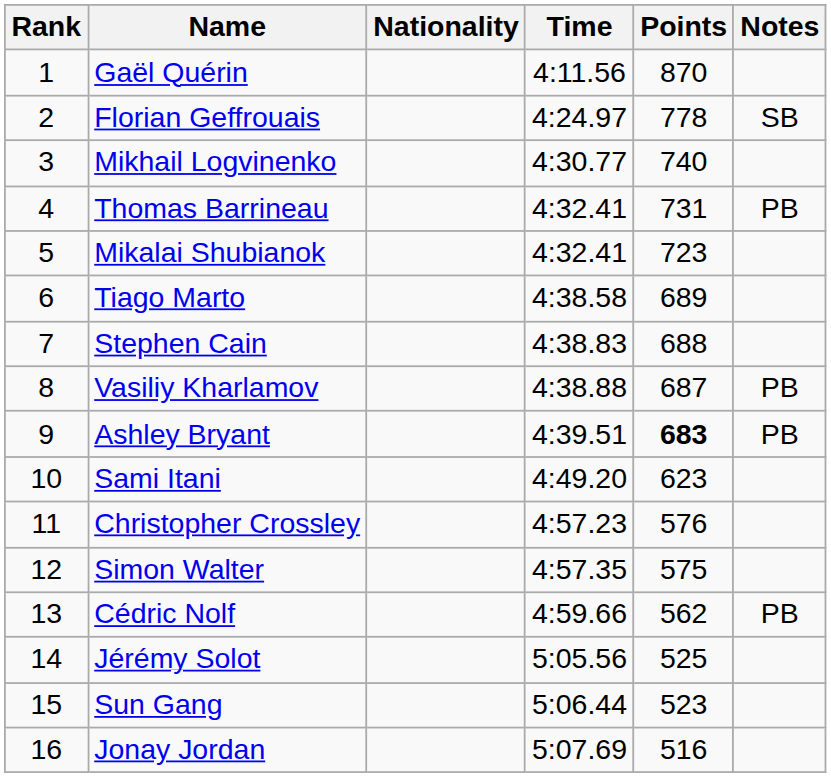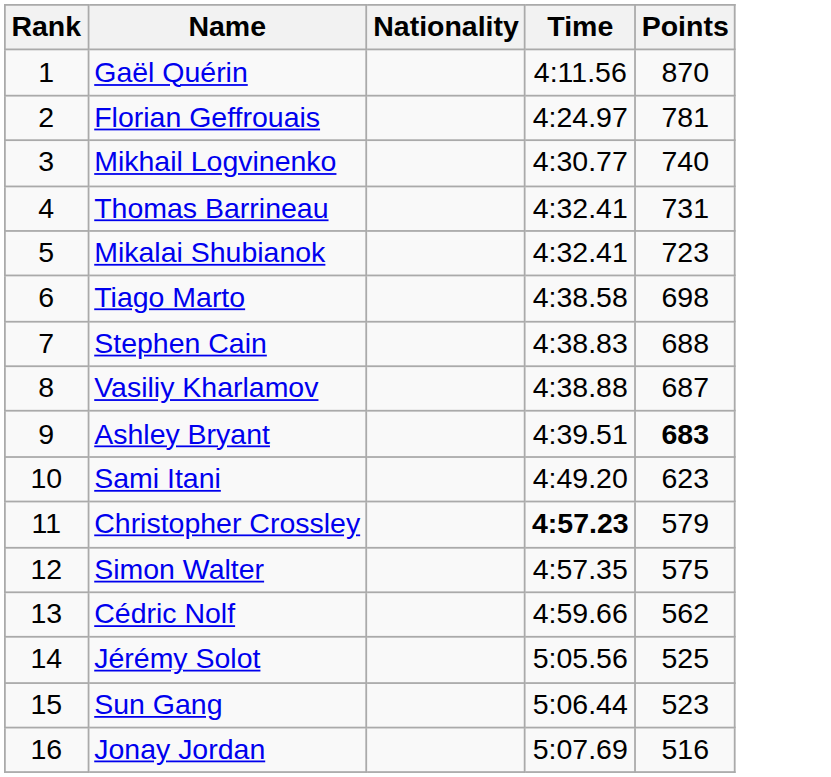- column: (780, 27)
(684, 117) 778 -> (685, 117) 781
(684, 298) 689 -> (685, 298) 698
(580, 523) normal -> (580, 523) bold
(684, 523) 576 -> (685, 523) 579
